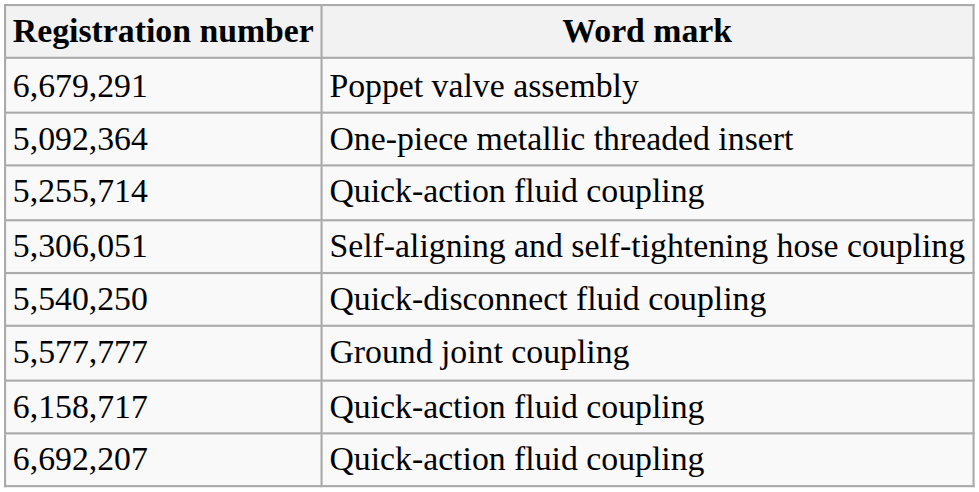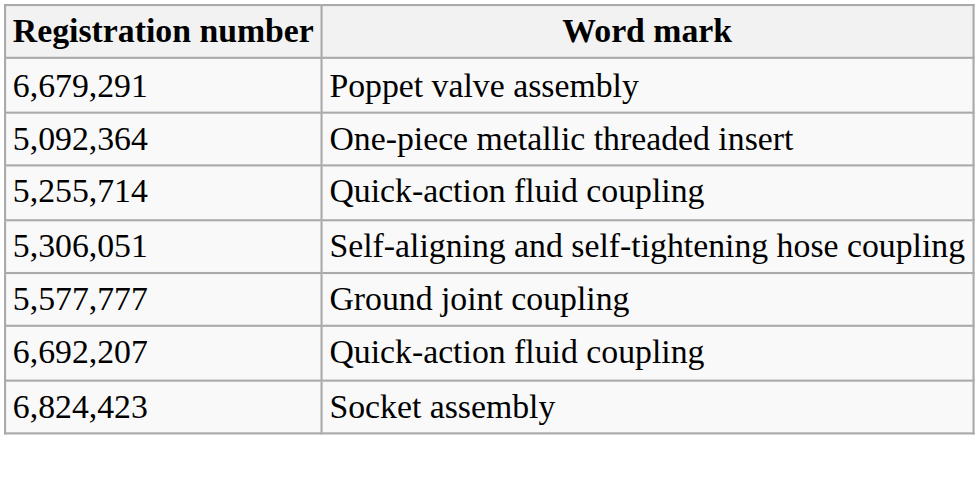- row: (80, 298)
- row: (80, 406)
+ row: (80, 406)
